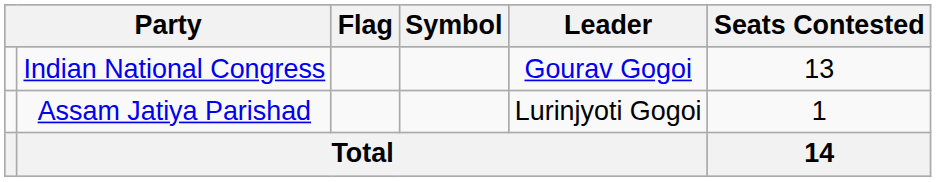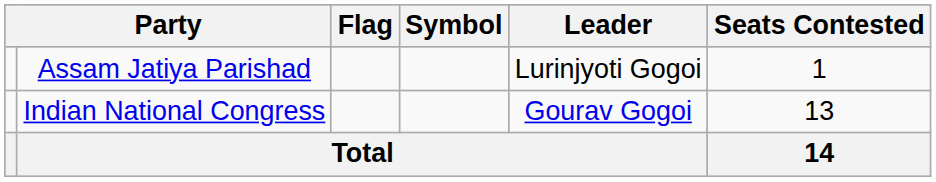rows swapped: (174, 68) <-> (174, 111)
